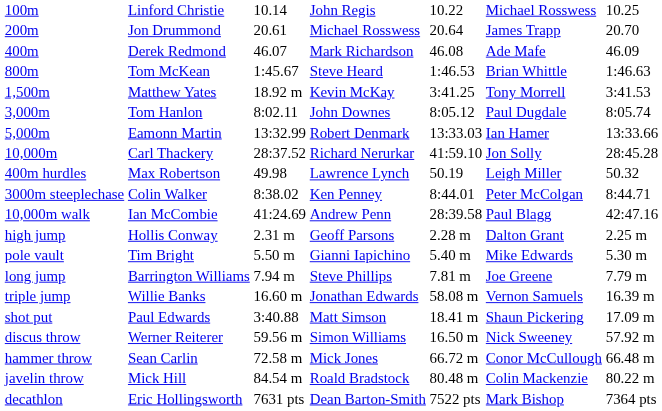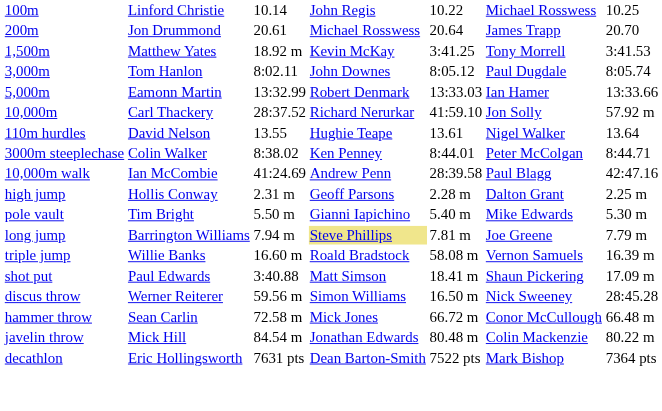- row: (22, 51)
- row: (22, 71)
(632, 153) 28:45.28 -> (630, 112) 57.92 m
+ row: (45, 132)
- row: (45, 173)
(351, 276) no background -> (351, 235) khaki background
(364, 296) Jonathan Edwards -> (360, 255) Roald Bradstock
(630, 337) 57.92 m -> (632, 296) 28:45.28
(360, 378) Roald Bradstock -> (364, 337) Jonathan Edwards
